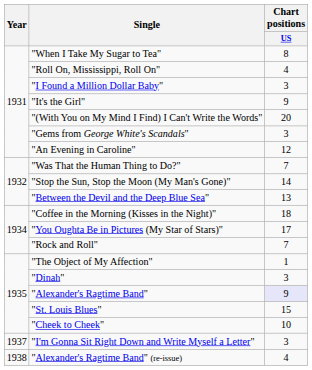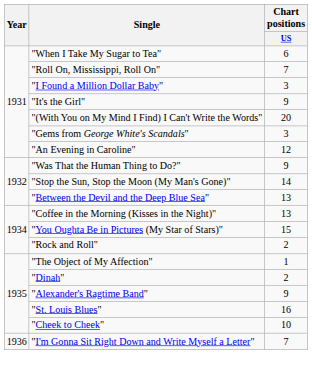(286, 53) 8 -> (286, 53) 6
(286, 69) 4 -> (286, 69) 7
(286, 165) 7 -> (286, 165) 9
(286, 213) 18 -> (286, 213) 13
(286, 229) 17 -> (286, 229) 15
(286, 245) 7 -> (286, 245) 2
(286, 277) 3 -> (286, 277) 2
(286, 293) lavender background -> (286, 293) no background
(286, 309) 15 -> (286, 309) 16
(17, 341) 1937 -> (17, 341) 1936
(286, 341) 3 -> (286, 341) 7
- row: (107, 357)
